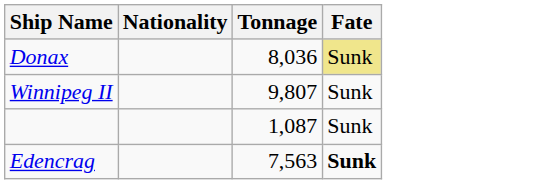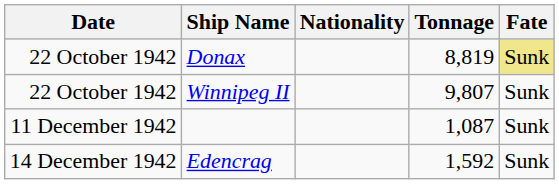+ column: (93, 21)
(293, 56) 8,036 -> (469, 56) 8,819
(293, 160) 7,563 -> (469, 160) 1,592
(352, 160) bold -> (527, 160) normal
